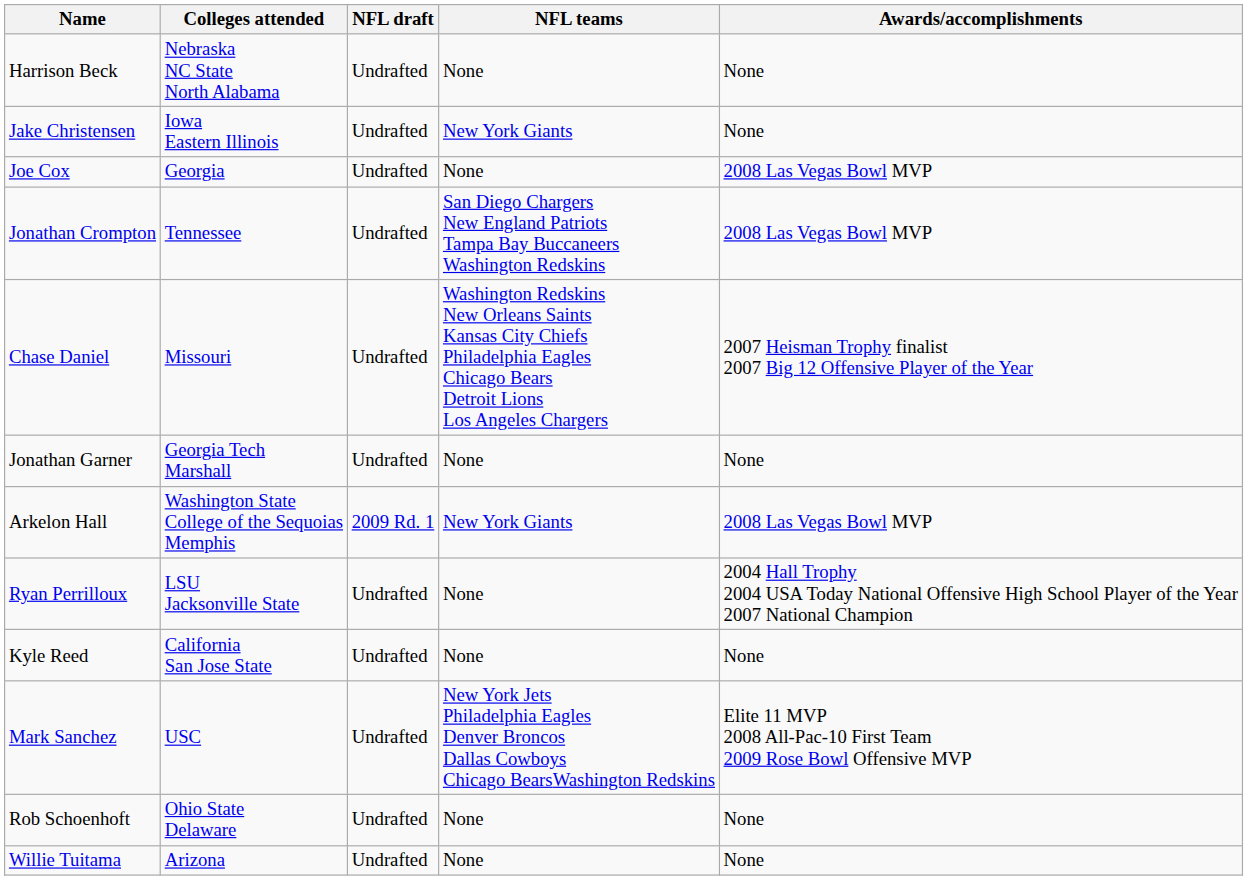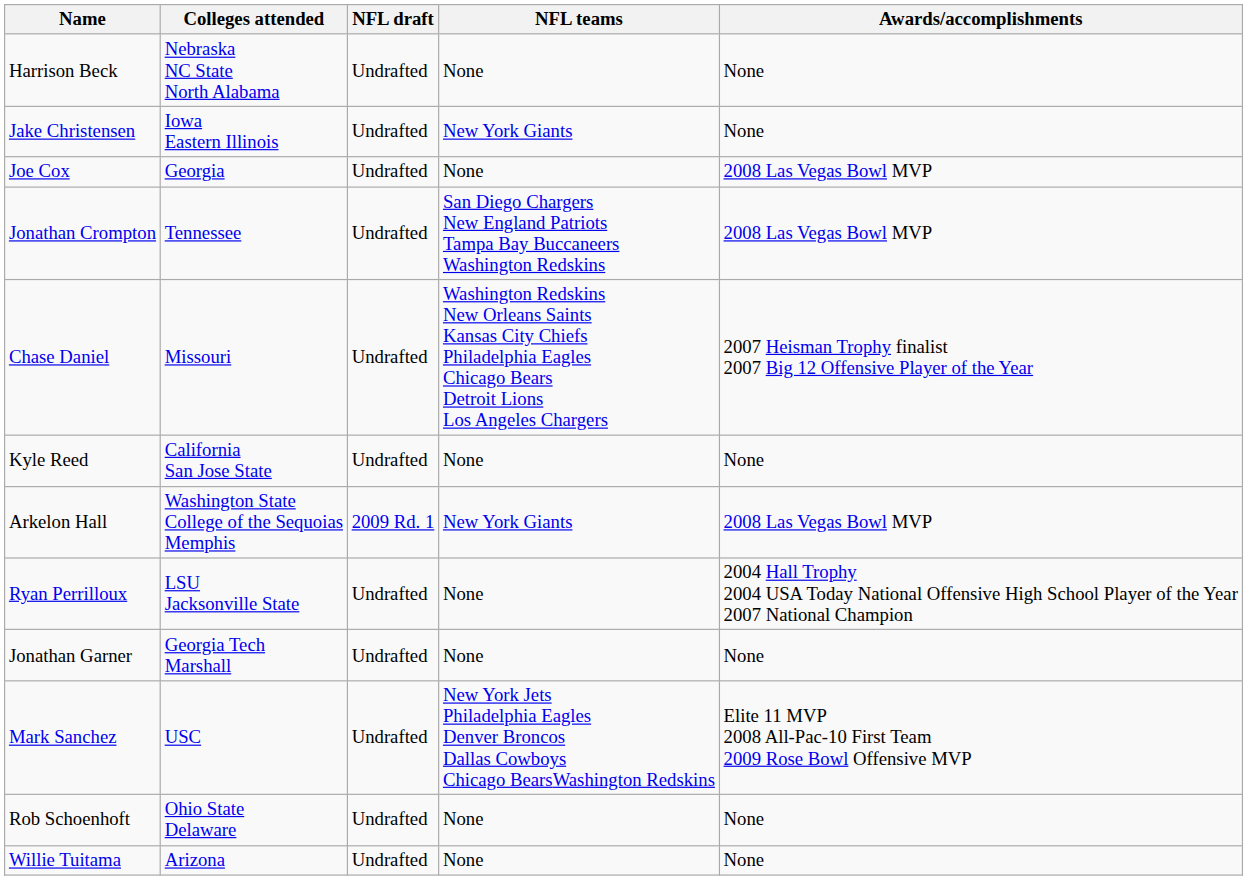rows swapped: (70, 460) <-> (49, 655)
